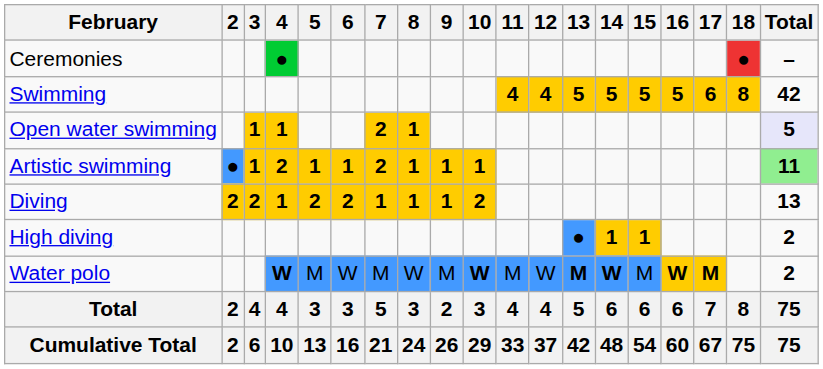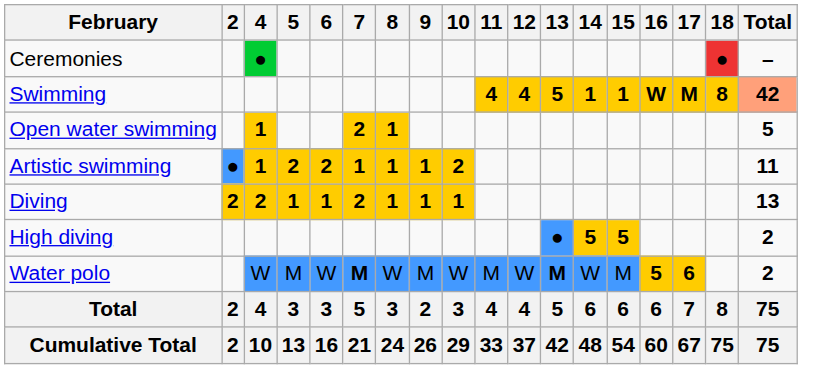- column: (255, 22)
(612, 94) 5 -> (590, 94) 1
(645, 94) 5 -> (623, 94) 1
(678, 94) 5 -> (656, 94) W
(710, 94) 6 -> (689, 94) M
(789, 94) no background -> (768, 94) lightsalmon background
(789, 130) lavender background -> (768, 130) no background
(282, 165) 2 -> (260, 165) 1
(315, 165) 1 -> (293, 165) 2
(348, 165) 1 -> (326, 165) 2
(381, 165) 2 -> (359, 165) 1
(480, 165) 1 -> (458, 165) 2
(789, 165) lightgreen background -> (768, 165) no background
(282, 201) 1 -> (260, 201) 2
(315, 201) 2 -> (293, 201) 1
(348, 201) 2 -> (326, 201) 1
(381, 201) 1 -> (359, 201) 2
(480, 201) 2 -> (458, 201) 1
(612, 237) 1 -> (590, 237) 5
(645, 237) 1 -> (623, 237) 5
(282, 273) bold -> (260, 273) normal
(381, 273) normal -> (359, 273) bold
(480, 273) bold -> (458, 273) normal
(612, 273) bold -> (590, 273) normal
(678, 273) W -> (656, 273) 5
(710, 273) M -> (689, 273) 6
